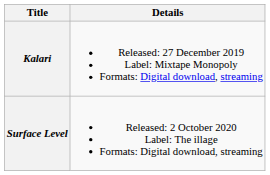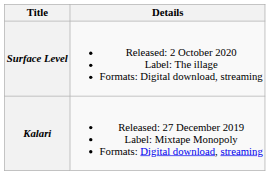rows swapped: (37, 58) <-> (37, 133)
